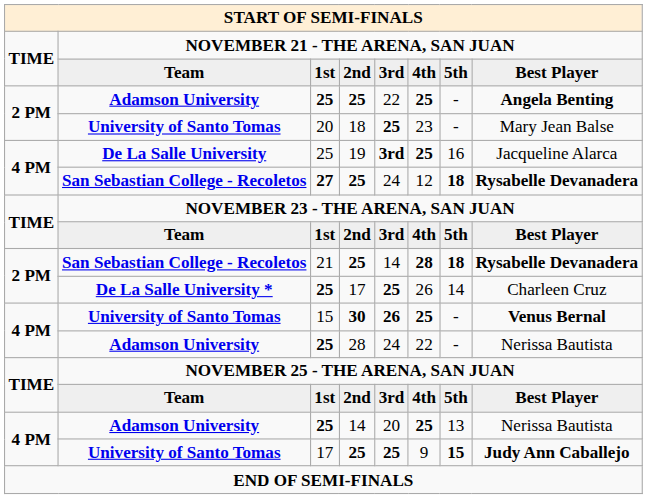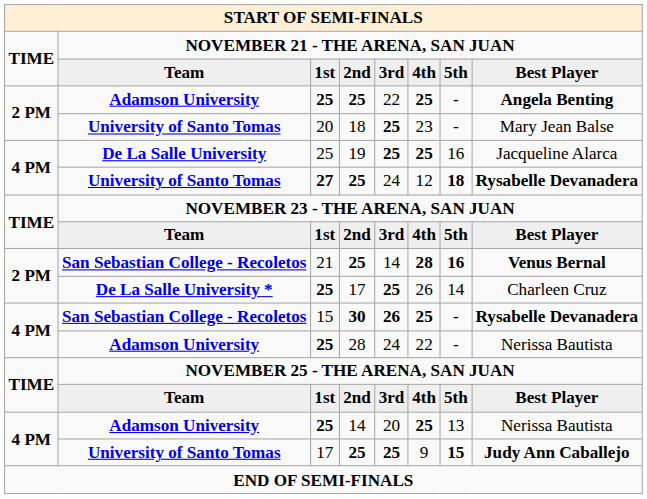(392, 153) 3rd -> (392, 153) 25
(184, 180) San Sebastian College - Recoletos -> (184, 180) University of Santo Tomas
(456, 262) 18 -> (456, 262) 16
(557, 262) Rysabelle Devanadera -> (557, 262) Venus Bernal
(184, 316) University of Santo Tomas -> (184, 316) San Sebastian College - Recoletos
(557, 316) Venus Bernal -> (557, 316) Rysabelle Devanadera
